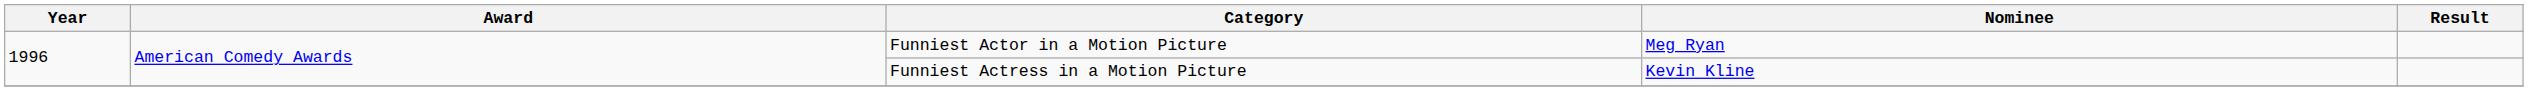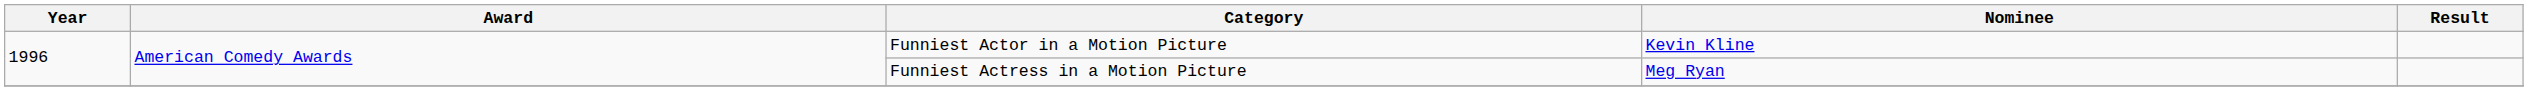(1685, 45) Meg Ryan -> (1700, 45) Kevin Kline
(1700, 72) Kevin Kline -> (1685, 72) Meg Ryan
